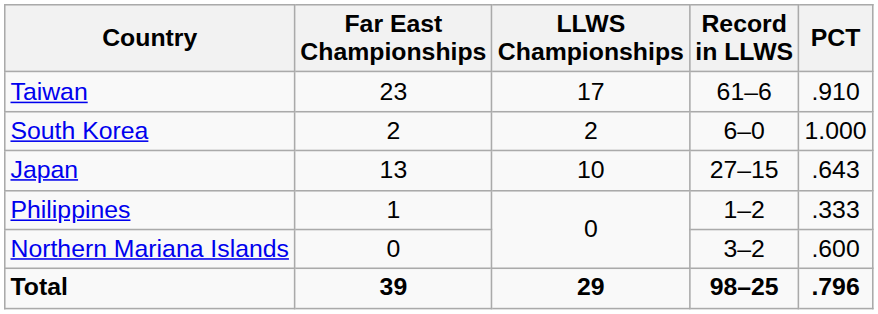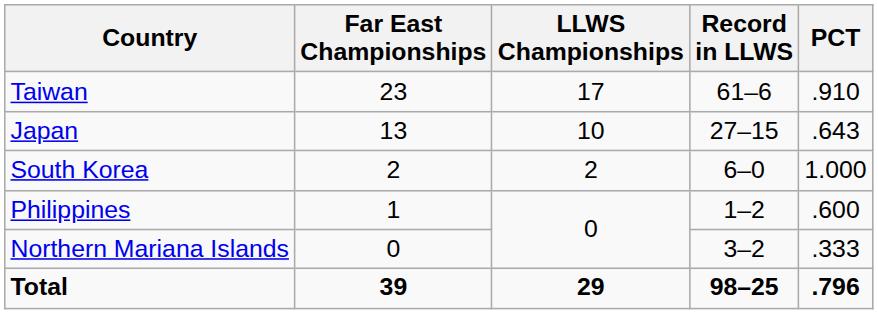rows swapped: (44, 170) <-> (79, 130)
(836, 209) .333 -> (836, 209) .600
(836, 248) .600 -> (836, 248) .333
